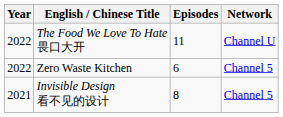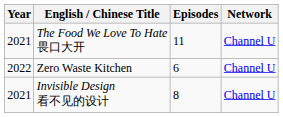(19, 40) 2022 -> (19, 40) 2021
(248, 67) Channel 5 -> (250, 67) Channel U
(248, 94) Channel 5 -> (250, 94) Channel U
